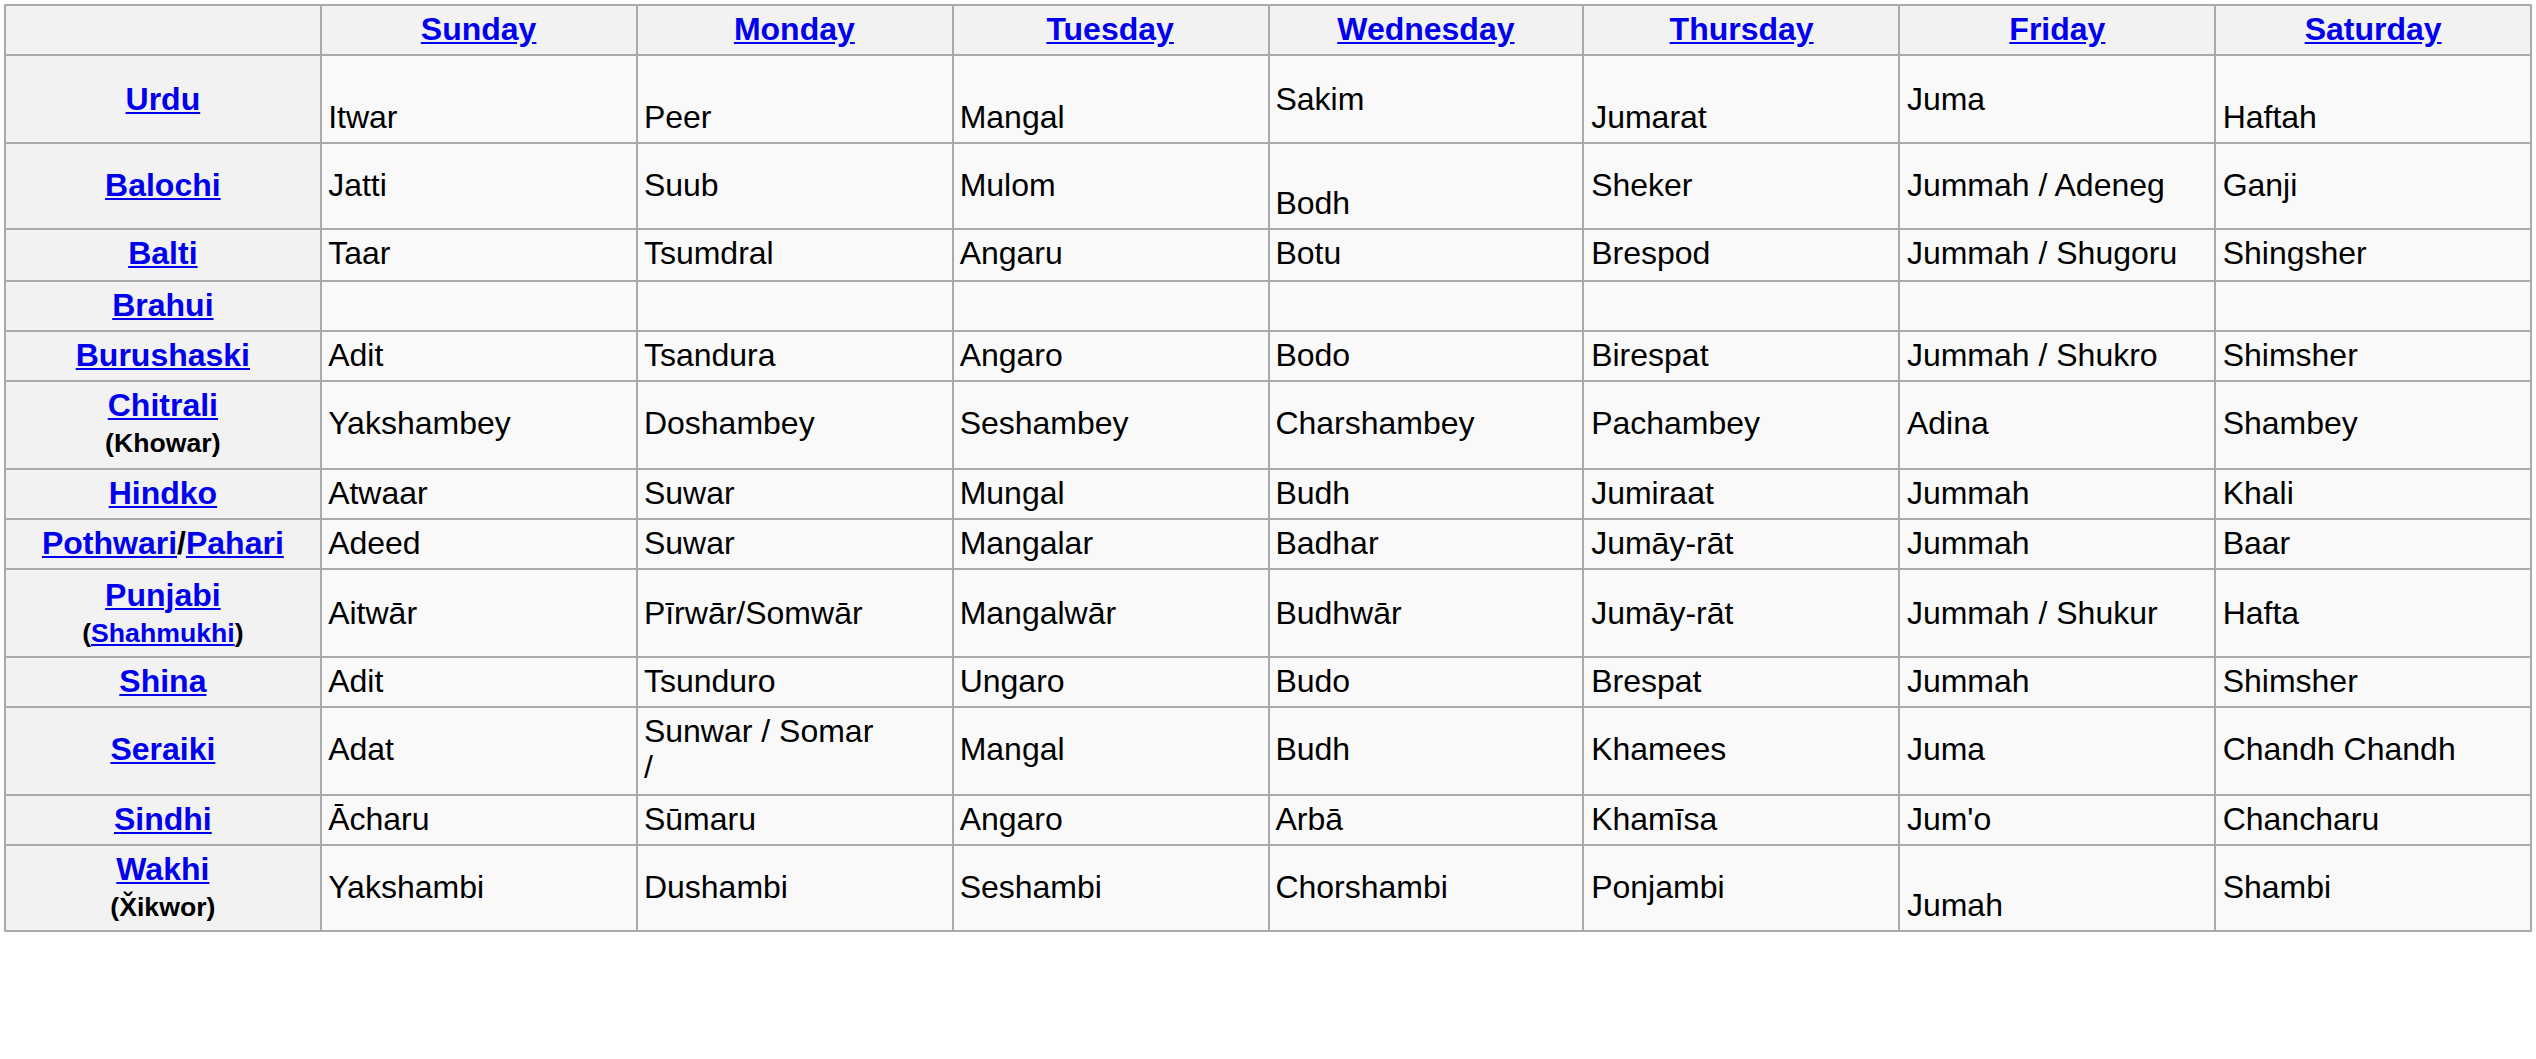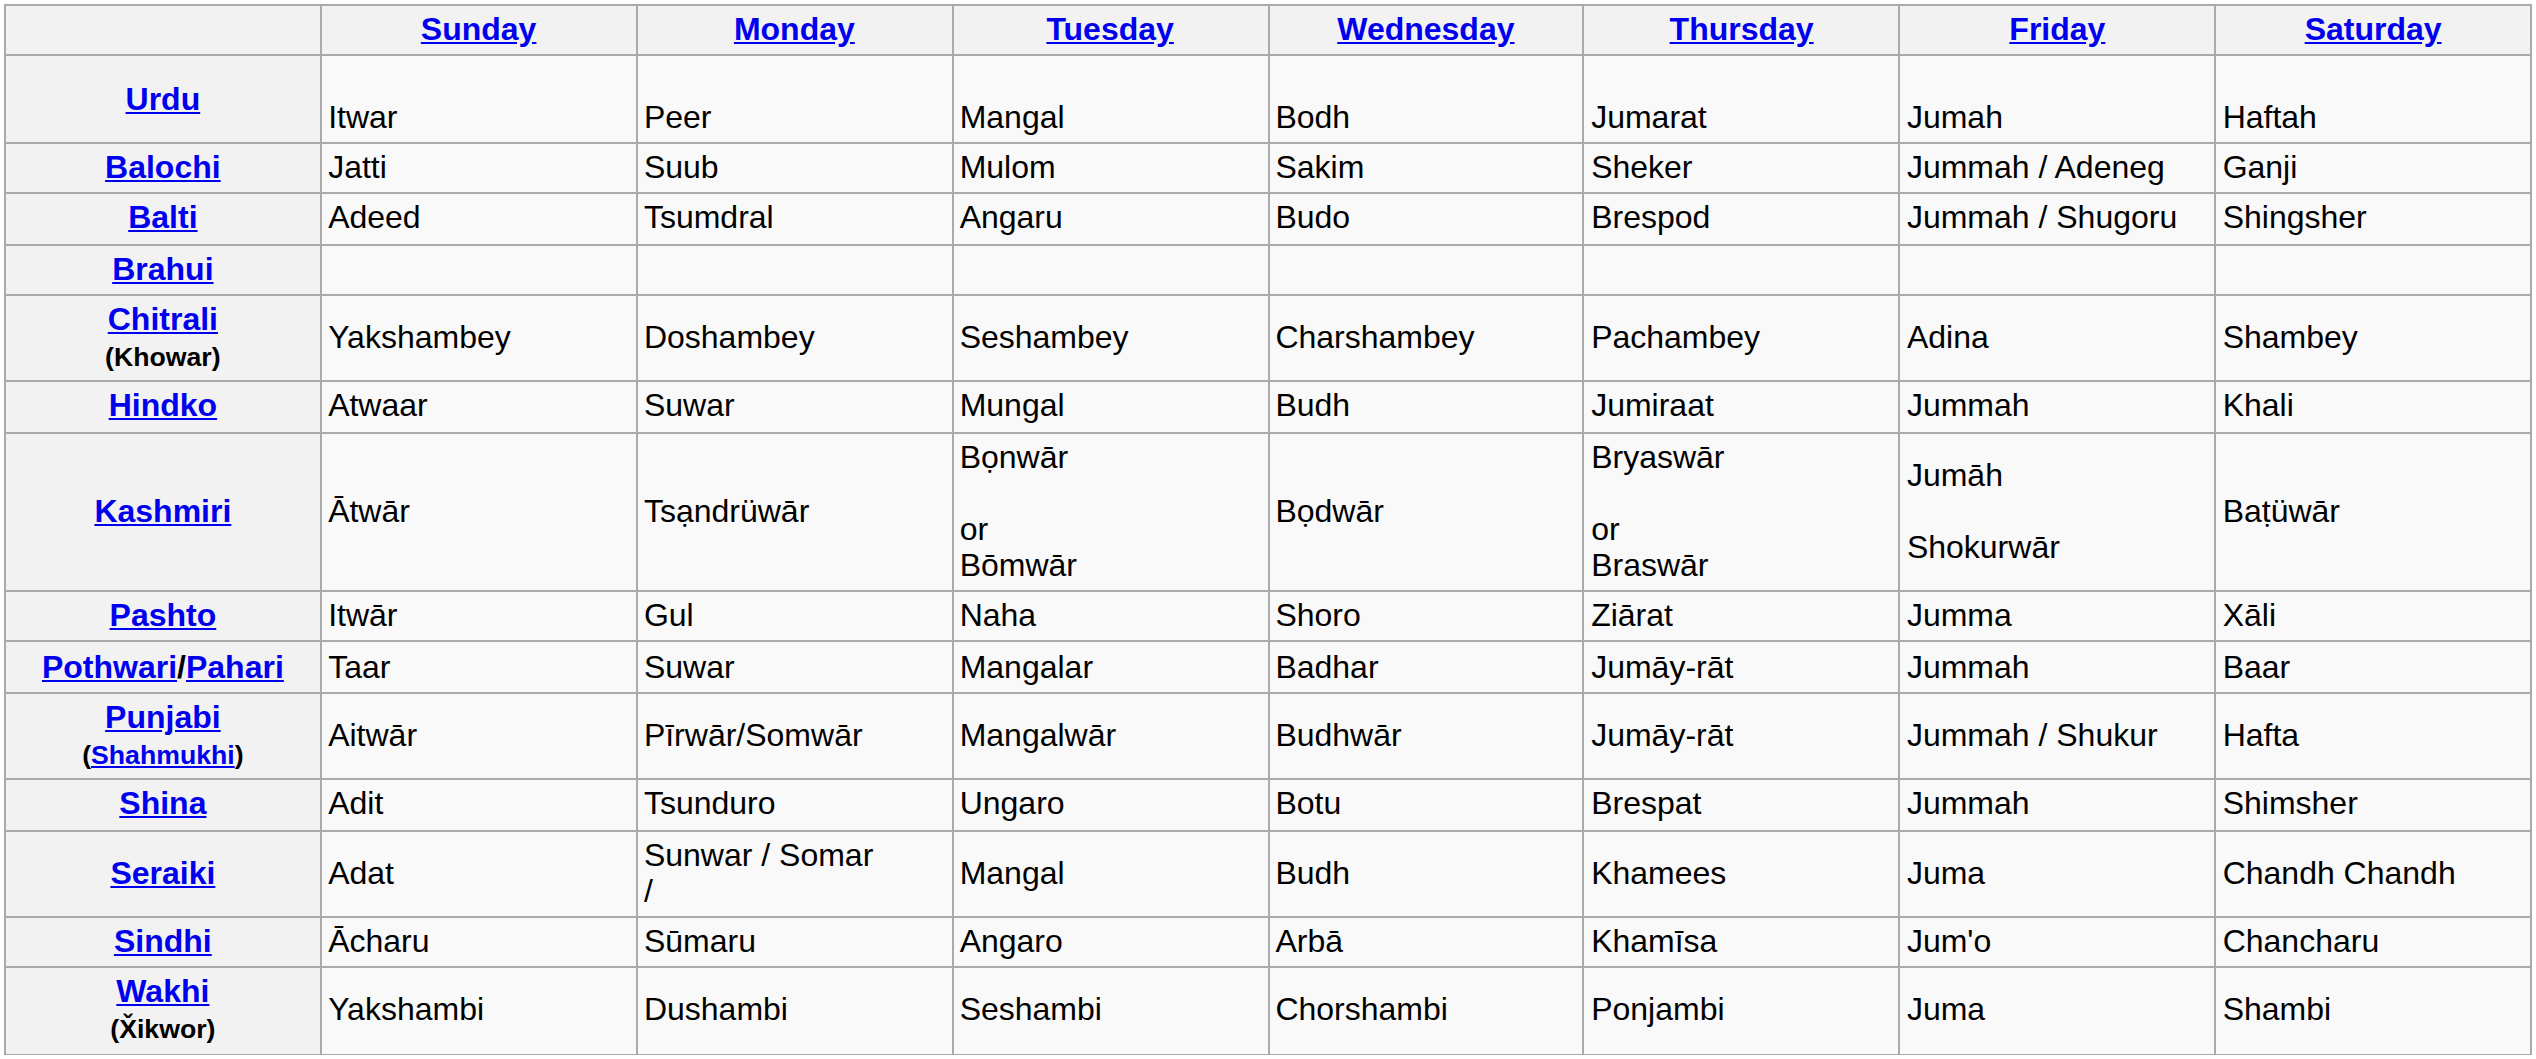(1320, 98) Sakim -> (1313, 116) Bodh
(1946, 98) Juma -> (1955, 116) Jumah
(1313, 203) Bodh -> (1320, 167) Sakim
(359, 254) Taar -> (374, 218) Adeed
(1308, 254) Botu -> (1313, 218) Budo
- row: (163, 355)
+ row: (163, 511)
+ row: (163, 615)
(374, 543) Adeed -> (359, 666) Taar
(1313, 681) Budo -> (1308, 804) Botu
(1955, 905) Jumah -> (1946, 1010) Juma
